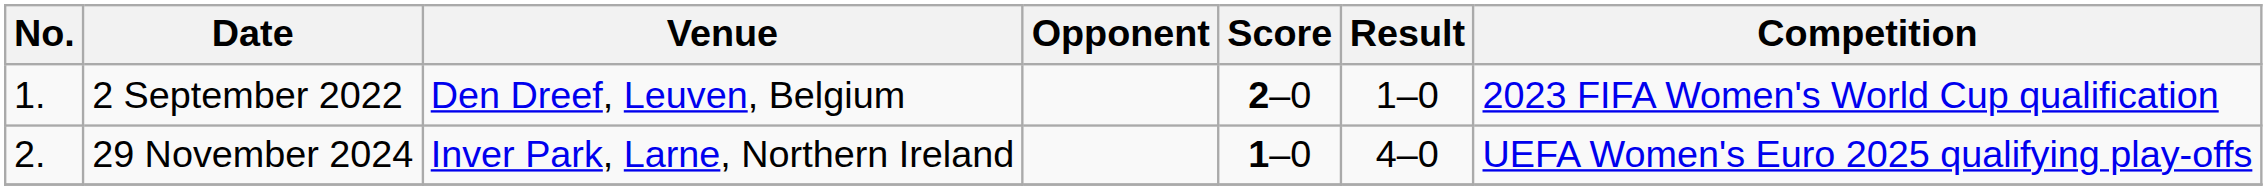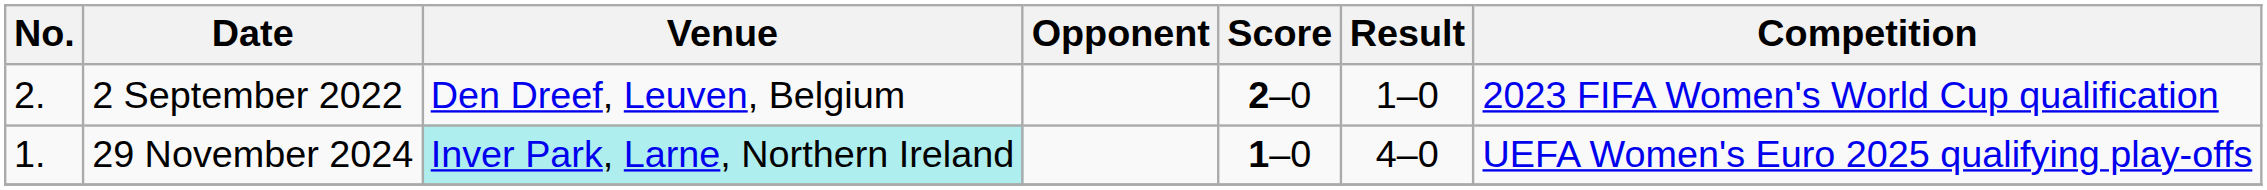(30, 94) 1. -> (30, 94) 2.
(30, 154) 2. -> (30, 154) 1.
(722, 154) no background -> (722, 154) paleturquoise background
